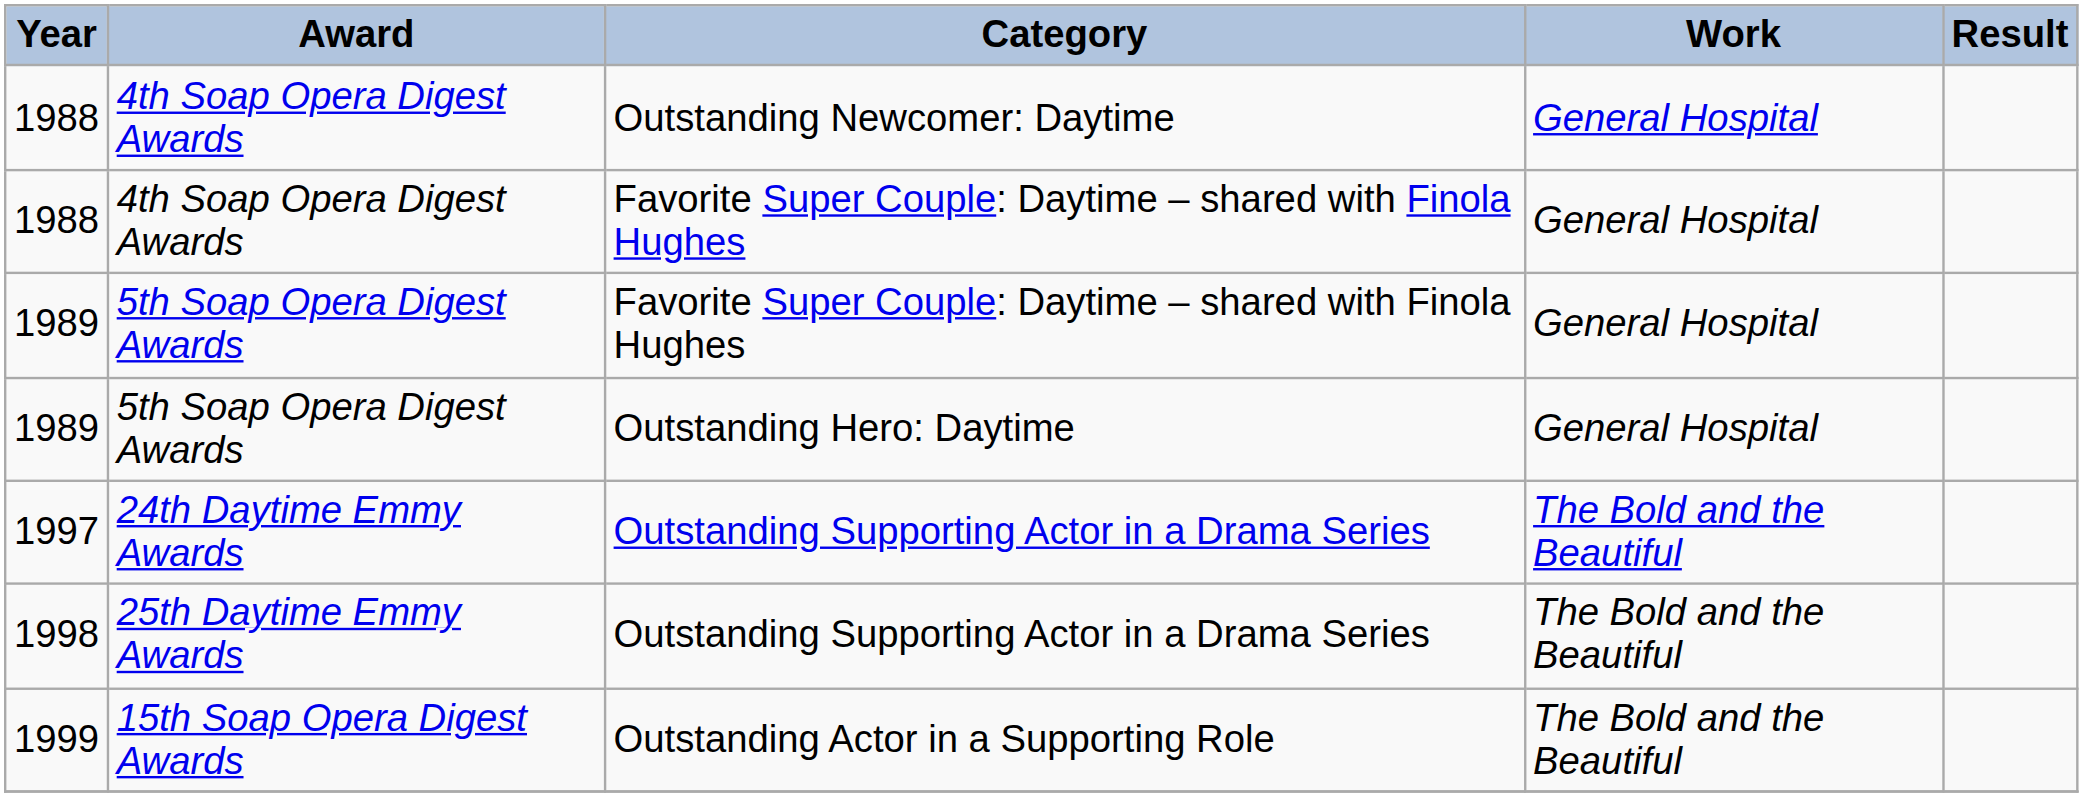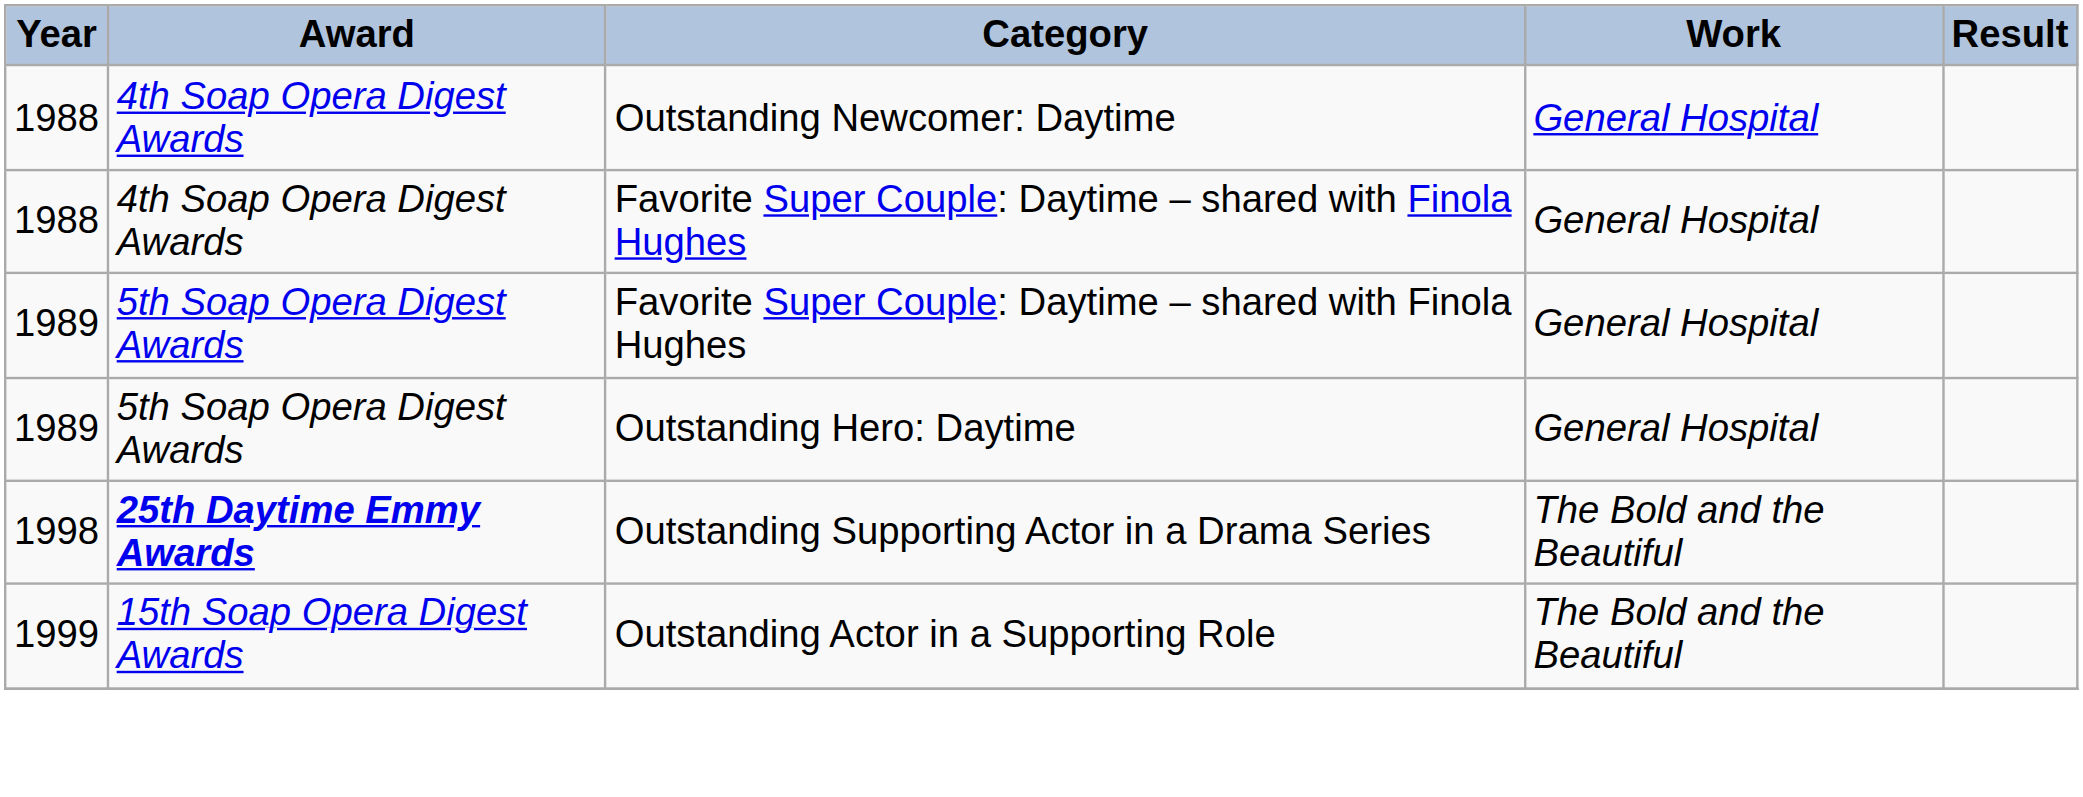- row: (57, 531)
(289, 635) normal -> (298, 531) bold
